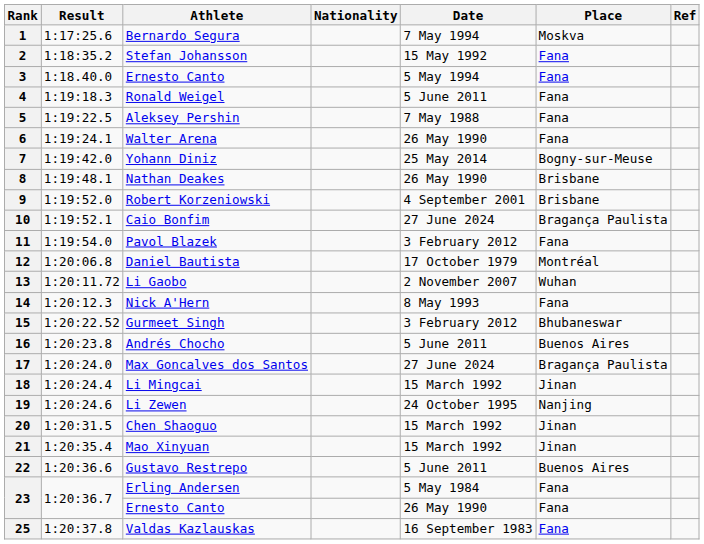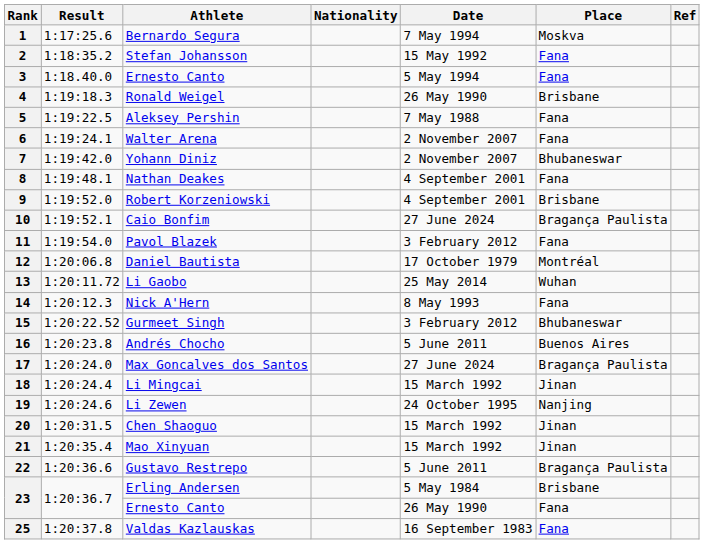(445, 97) 5 June 2011 -> (445, 97) 26 May 1990
(554, 97) Fana -> (569, 97) Brisbane
(445, 138) 26 May 1990 -> (460, 138) 2 November 2007
(445, 159) 25 May 2014 -> (460, 159) 2 November 2007
(596, 159) Bogny-sur-Meuse -> (580, 159) Bhubaneswar
(445, 179) 26 May 1990 -> (464, 179) 4 September 2001
(569, 179) Brisbane -> (554, 179) Fana
(460, 282) 2 November 2007 -> (445, 282) 25 May 2014
(584, 467) Buenos Aires -> (603, 467) Bragança Paulista
(554, 487) Fana -> (569, 487) Brisbane
